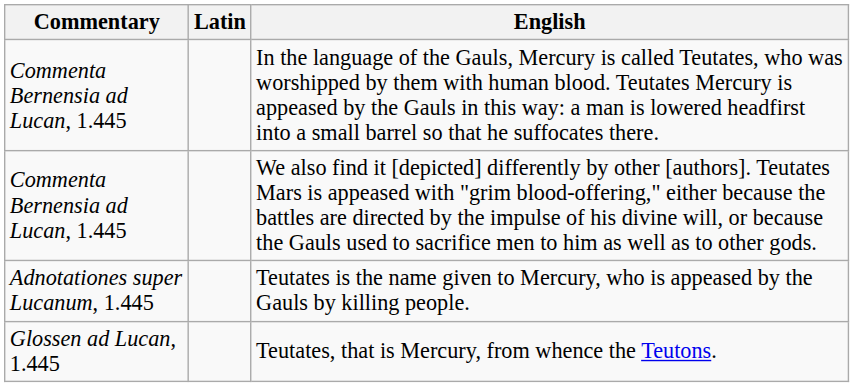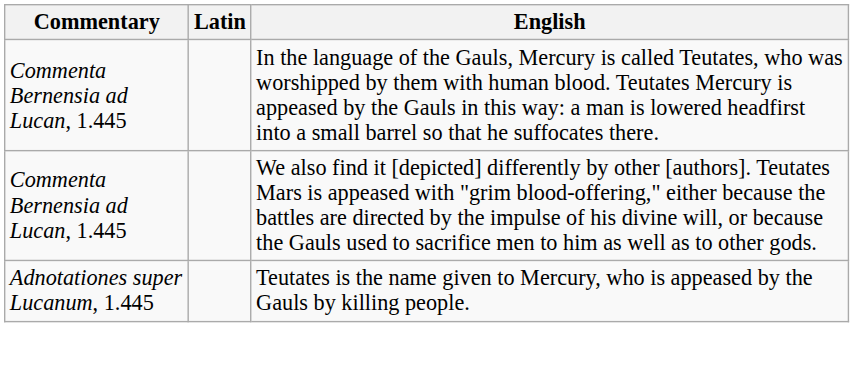- row: (486, 350)
